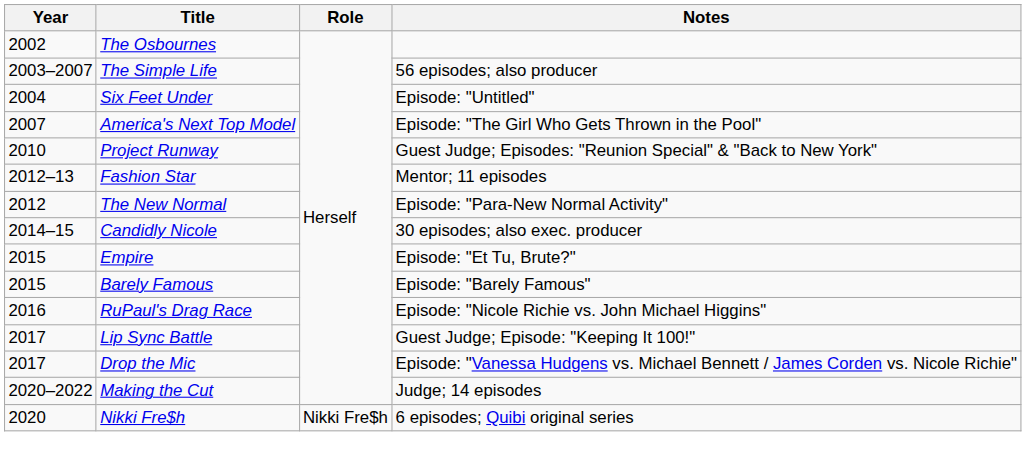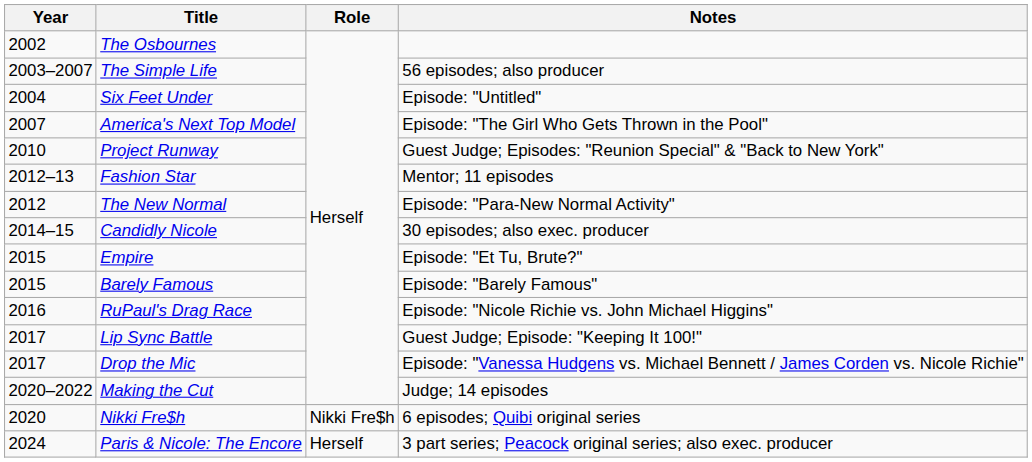+ row: (201, 444)
